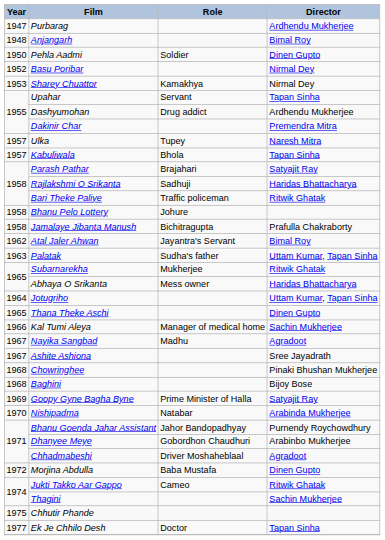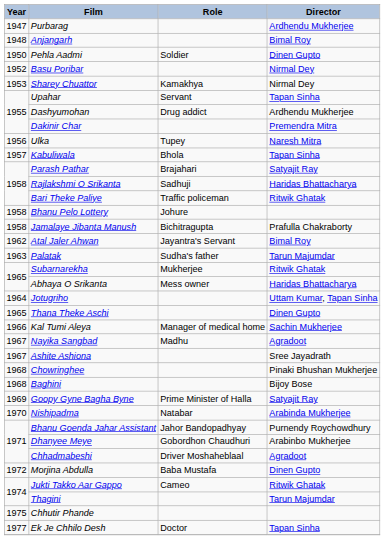(17, 141) 1957 -> (17, 141) 1956
(323, 256) Uttam Kumar, Tapan Sinha -> (302, 256) Tarun Majumdar
(306, 499) Sachin Mukherjee -> (302, 499) Tarun Majumdar
